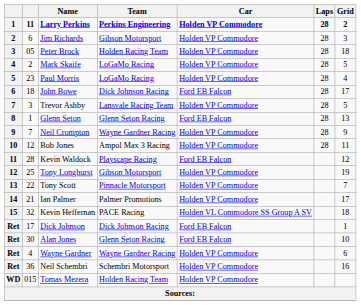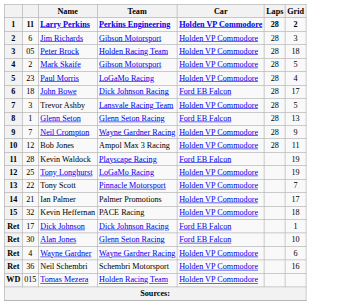(127, 64) LoGaMo Racing -> (130, 64) Gibson Motorsport
(345, 158) 12 -> (296, 158) 19
(130, 172) Gibson Motorsport -> (127, 172) LoGaMo Racing
(246, 212) Holden VL Commodore SS Group A SV -> (219, 212) Holden VP Commodore
